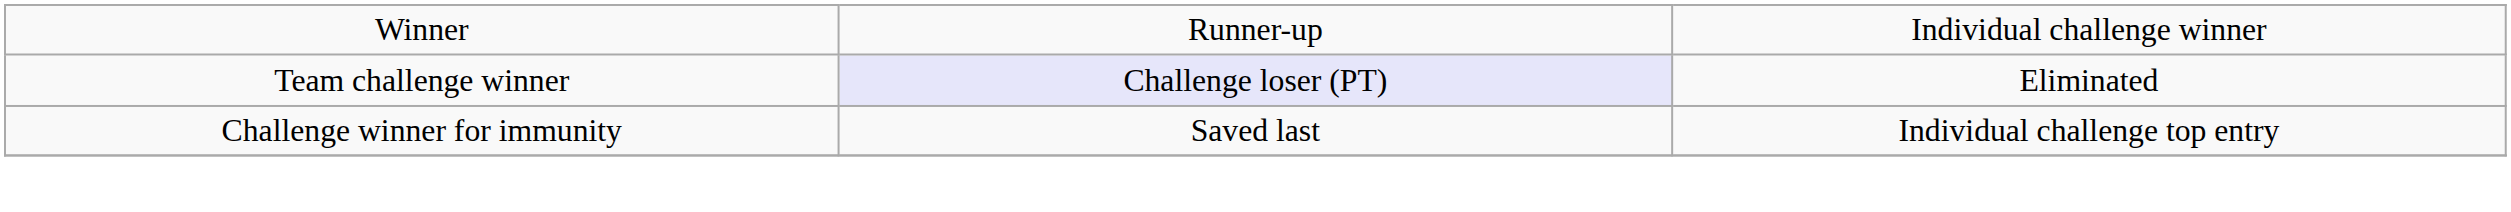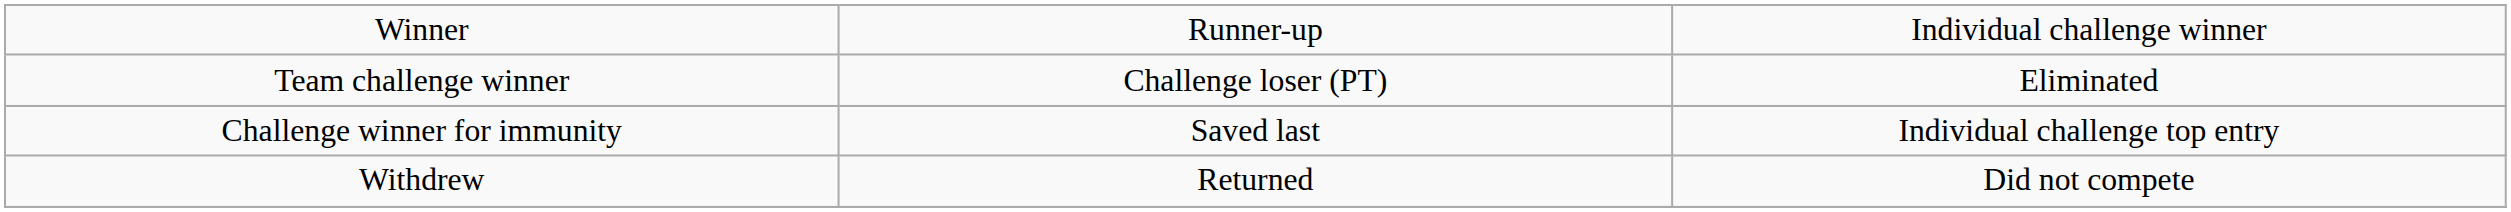(1255, 79) lavender background -> (1255, 79) no background
+ row: (422, 180)
